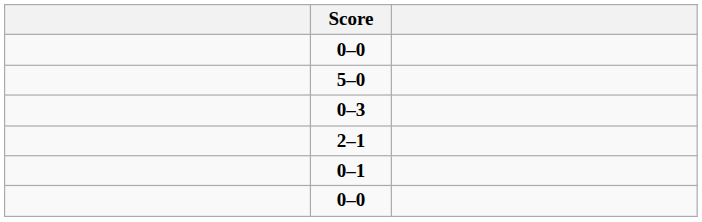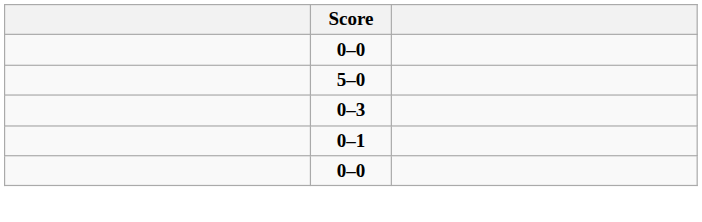- row: (158, 140)
